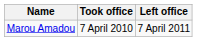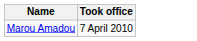- column: (164, 12)
